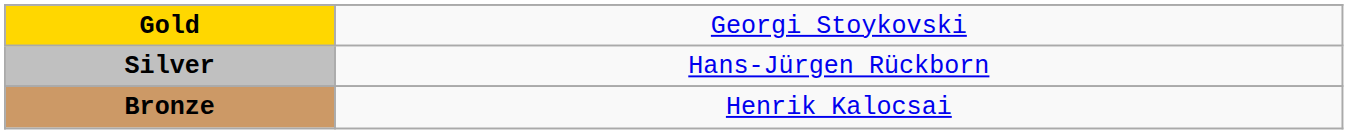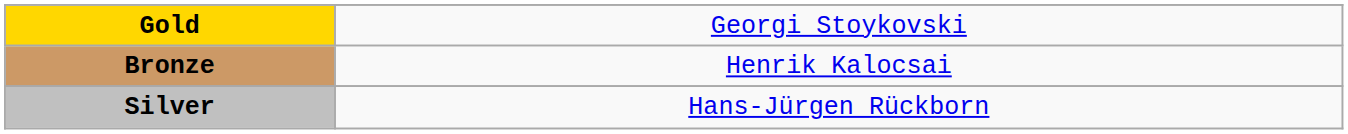rows swapped: (170, 66) <-> (170, 107)
